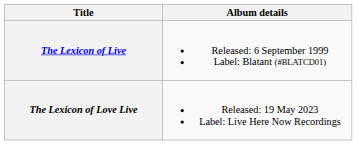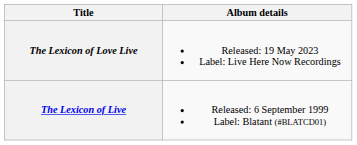rows swapped: (83, 50) <-> (83, 110)
